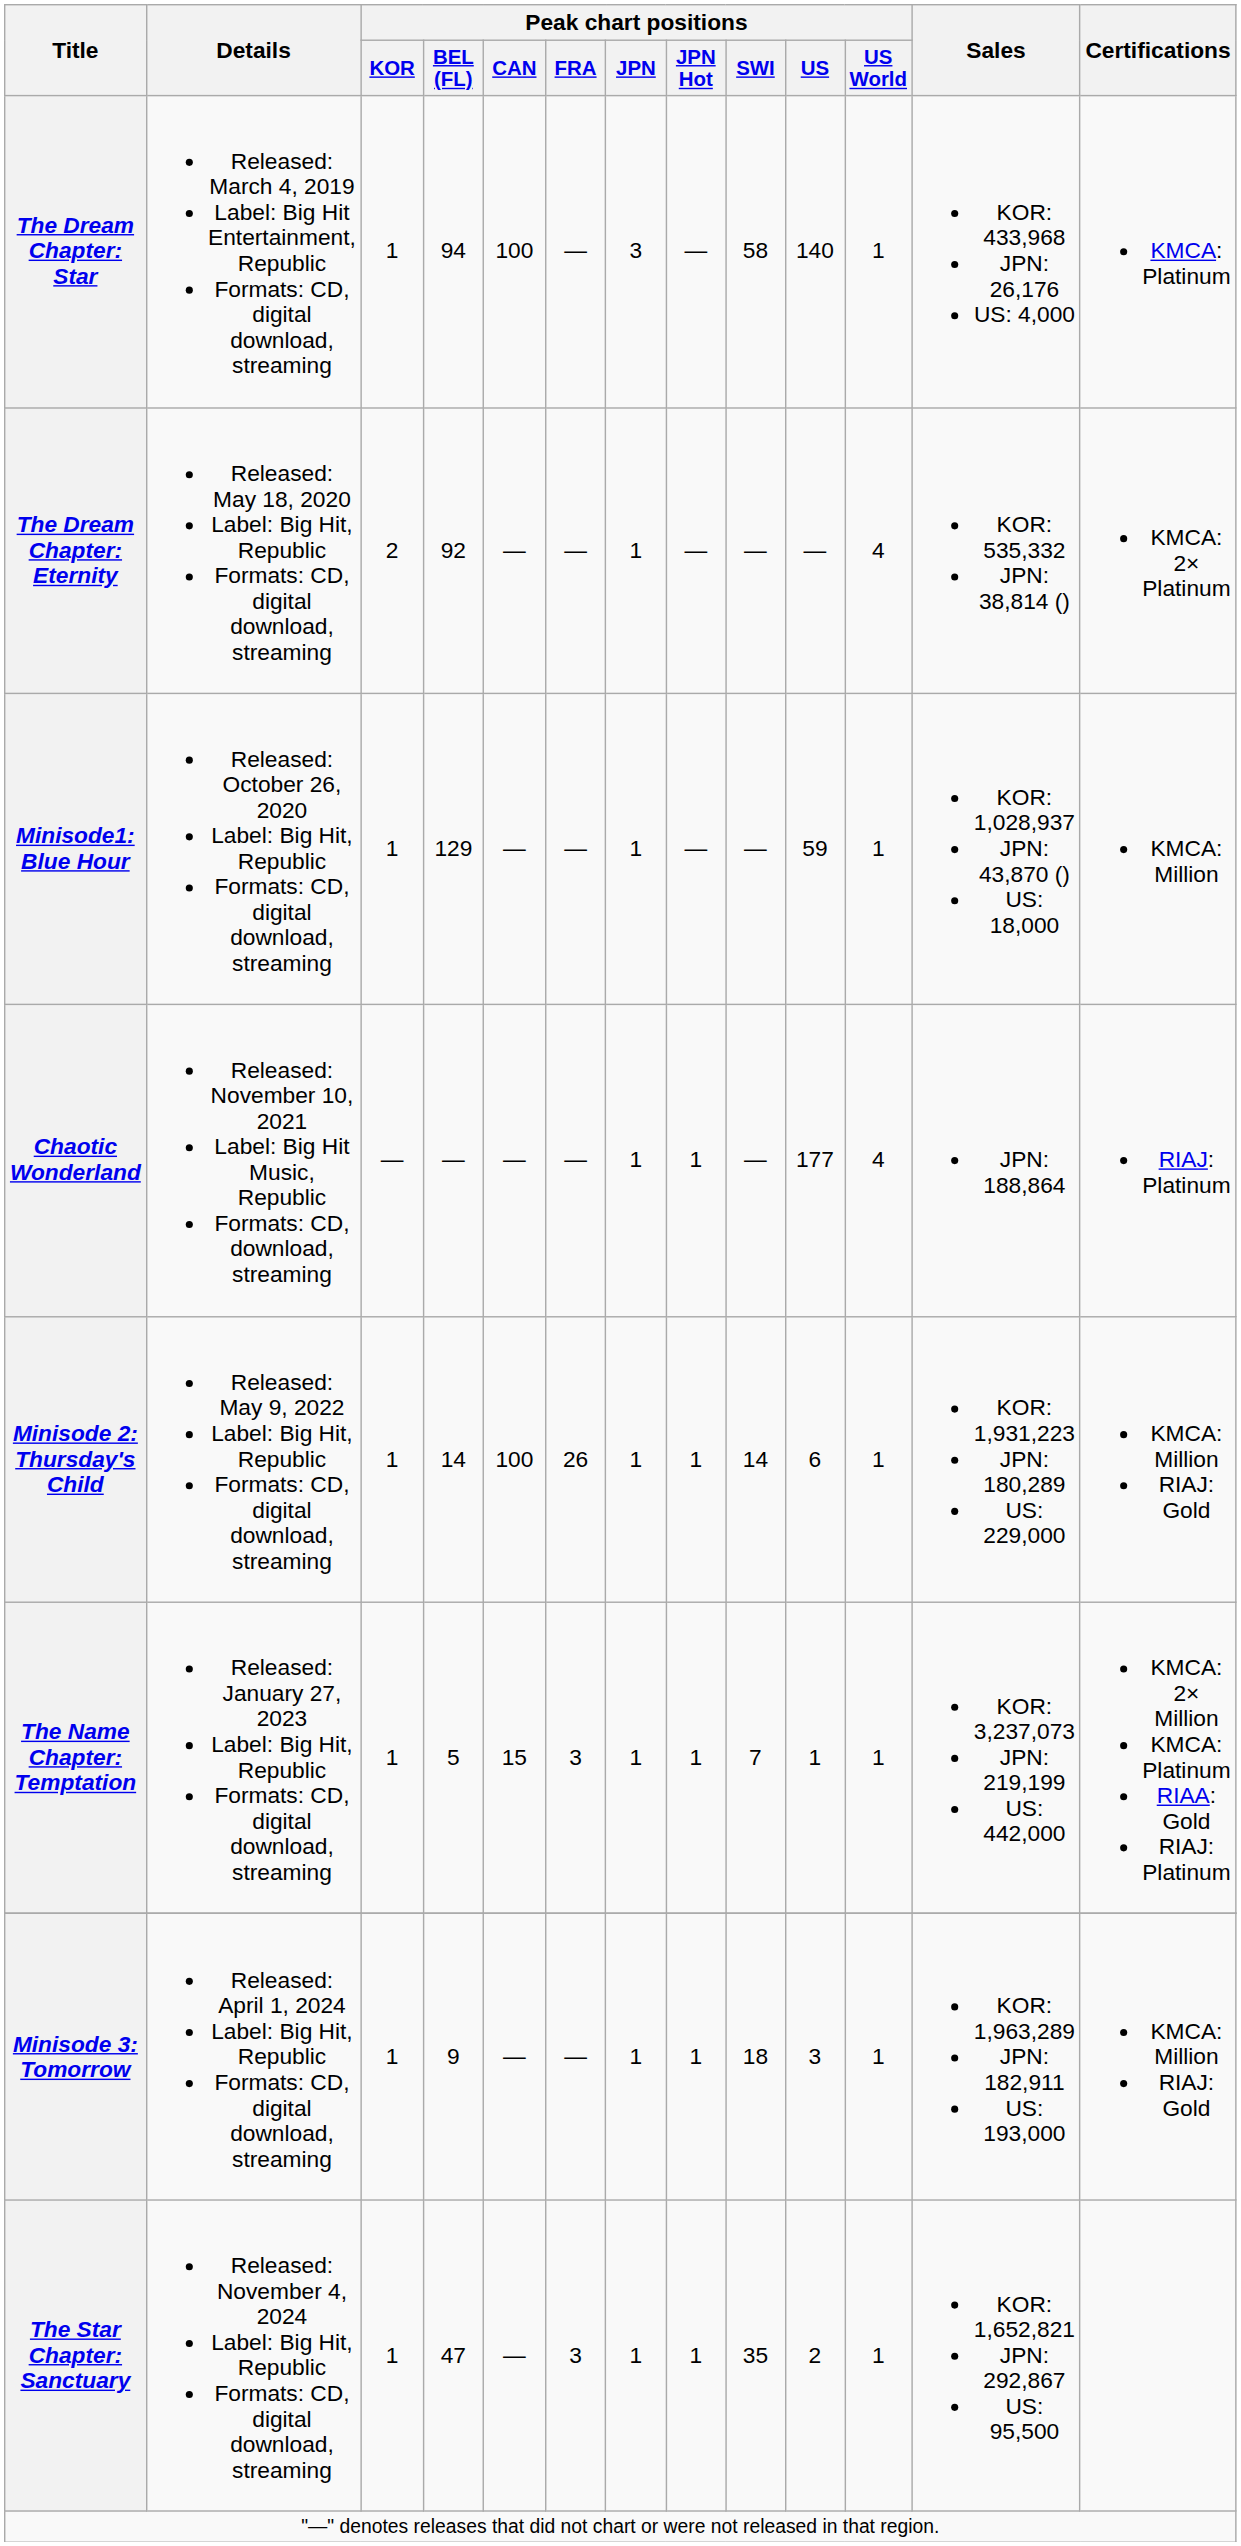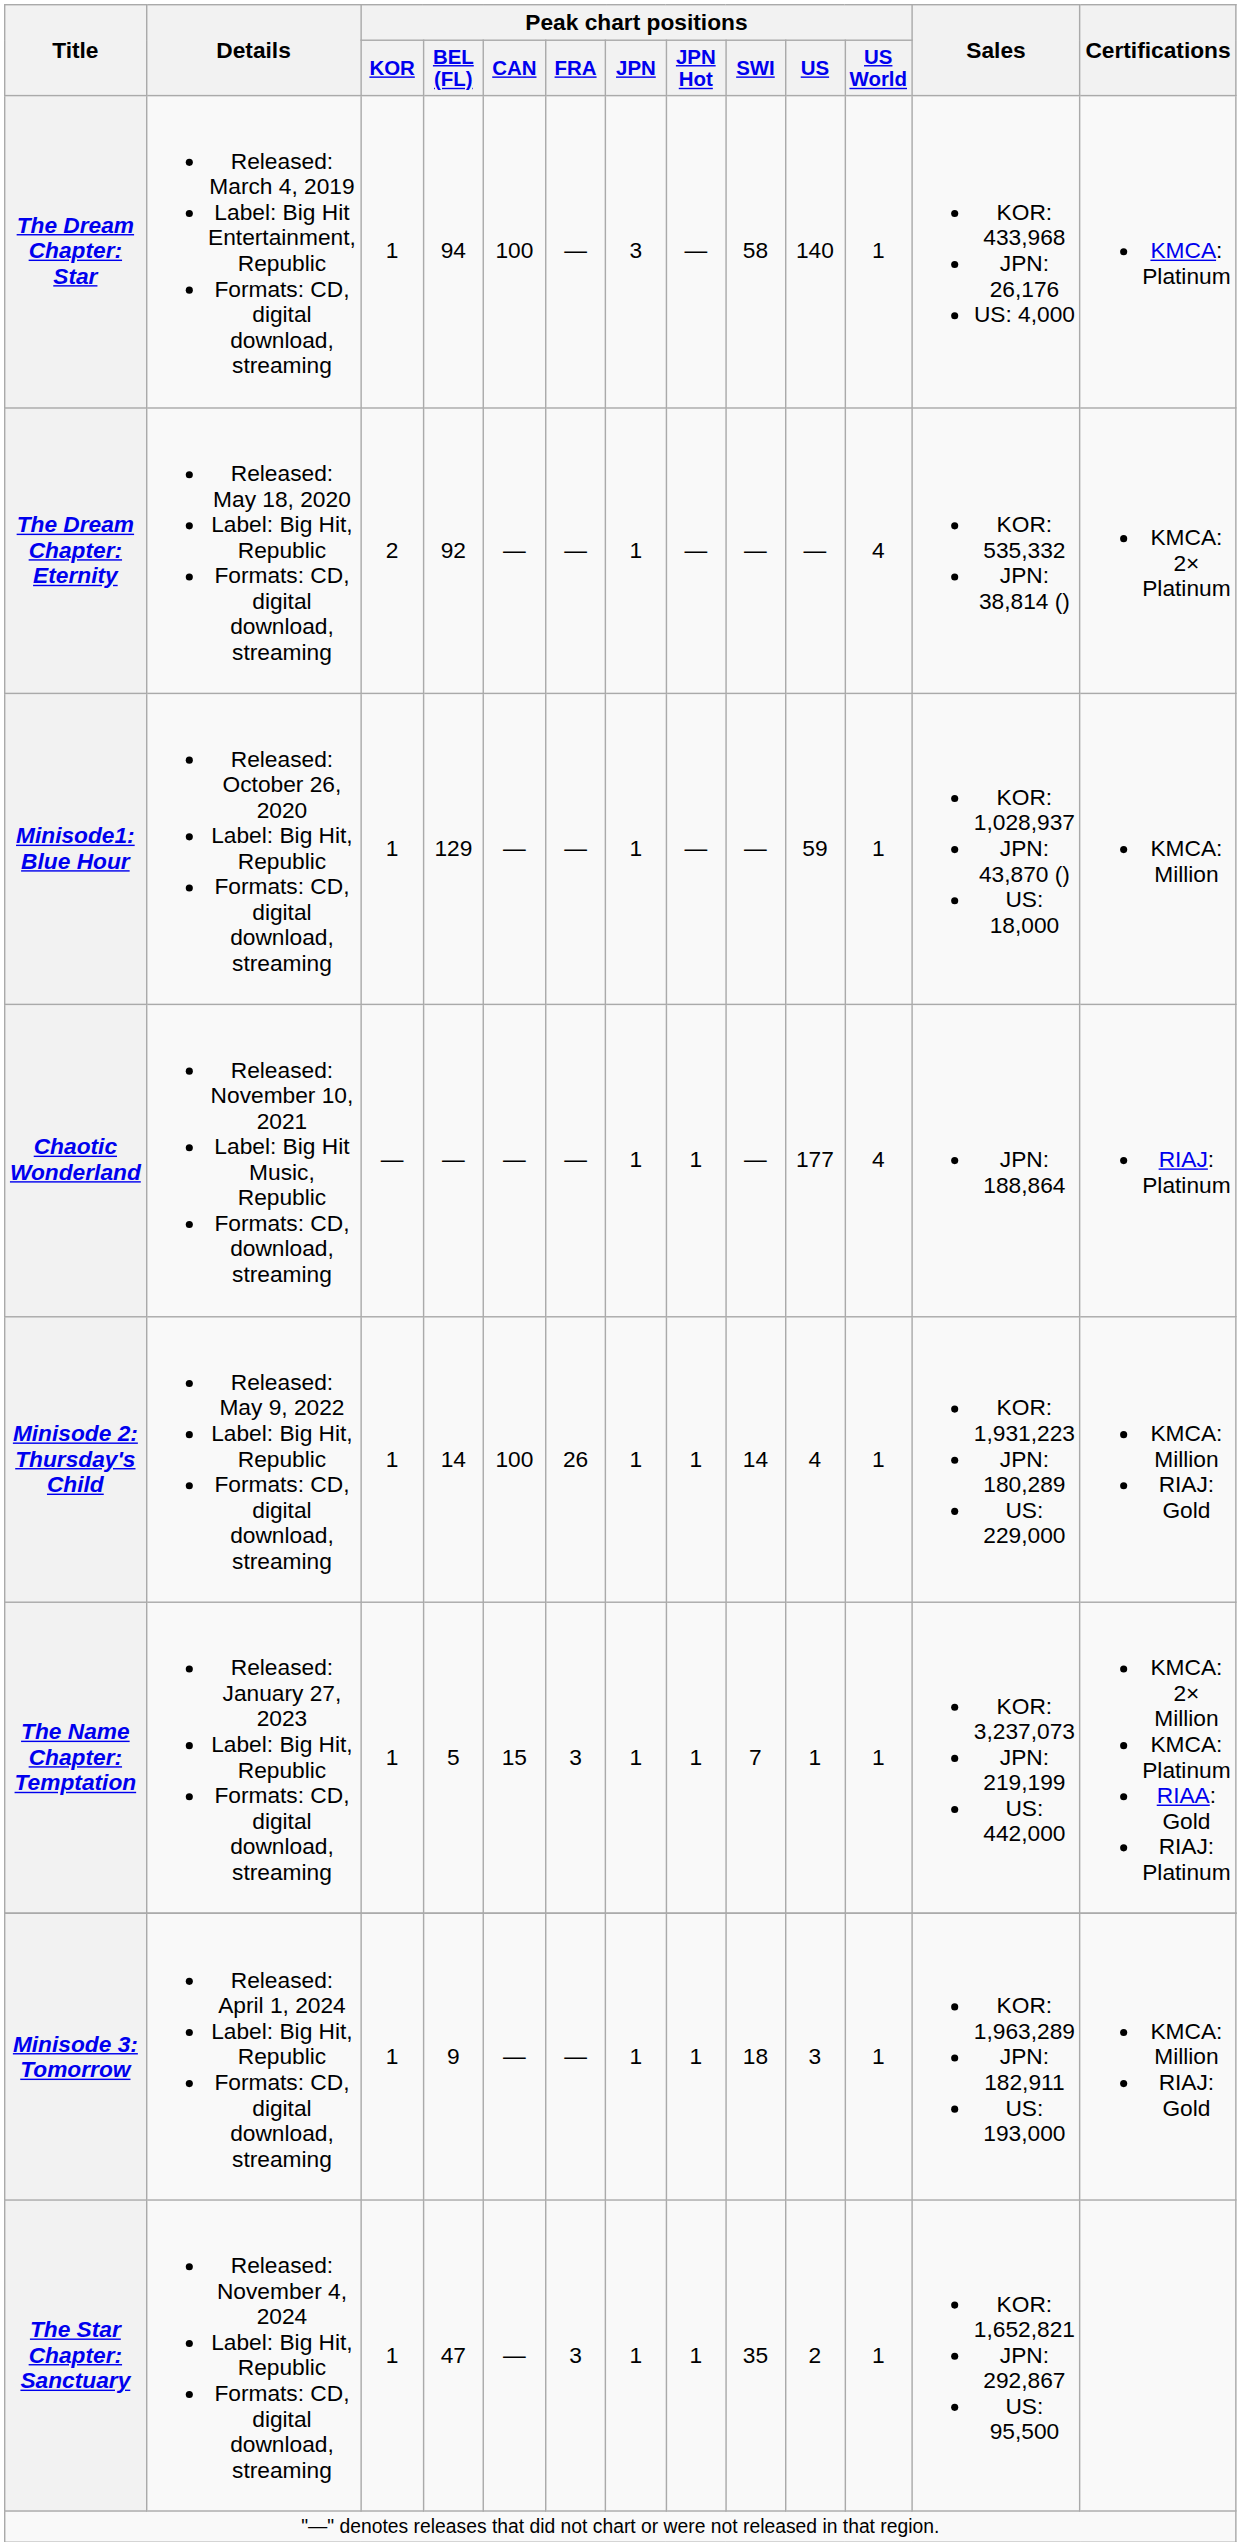(815, 1459) 6 -> (815, 1459) 4
